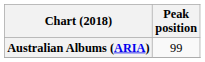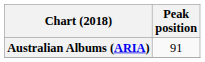(176, 47) 99 -> (176, 47) 91
